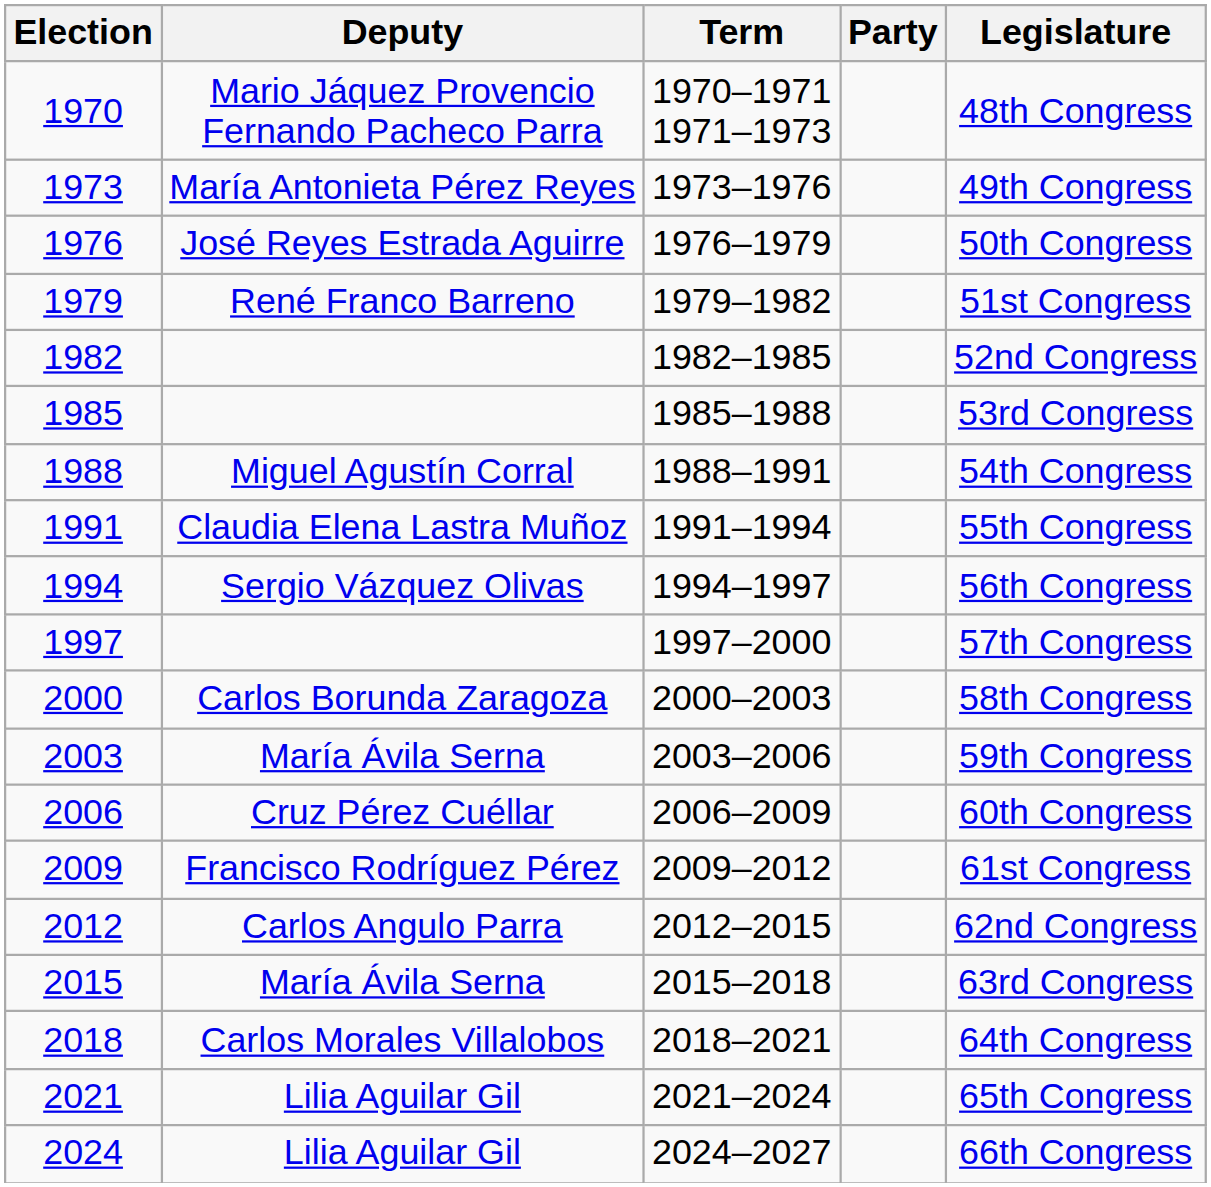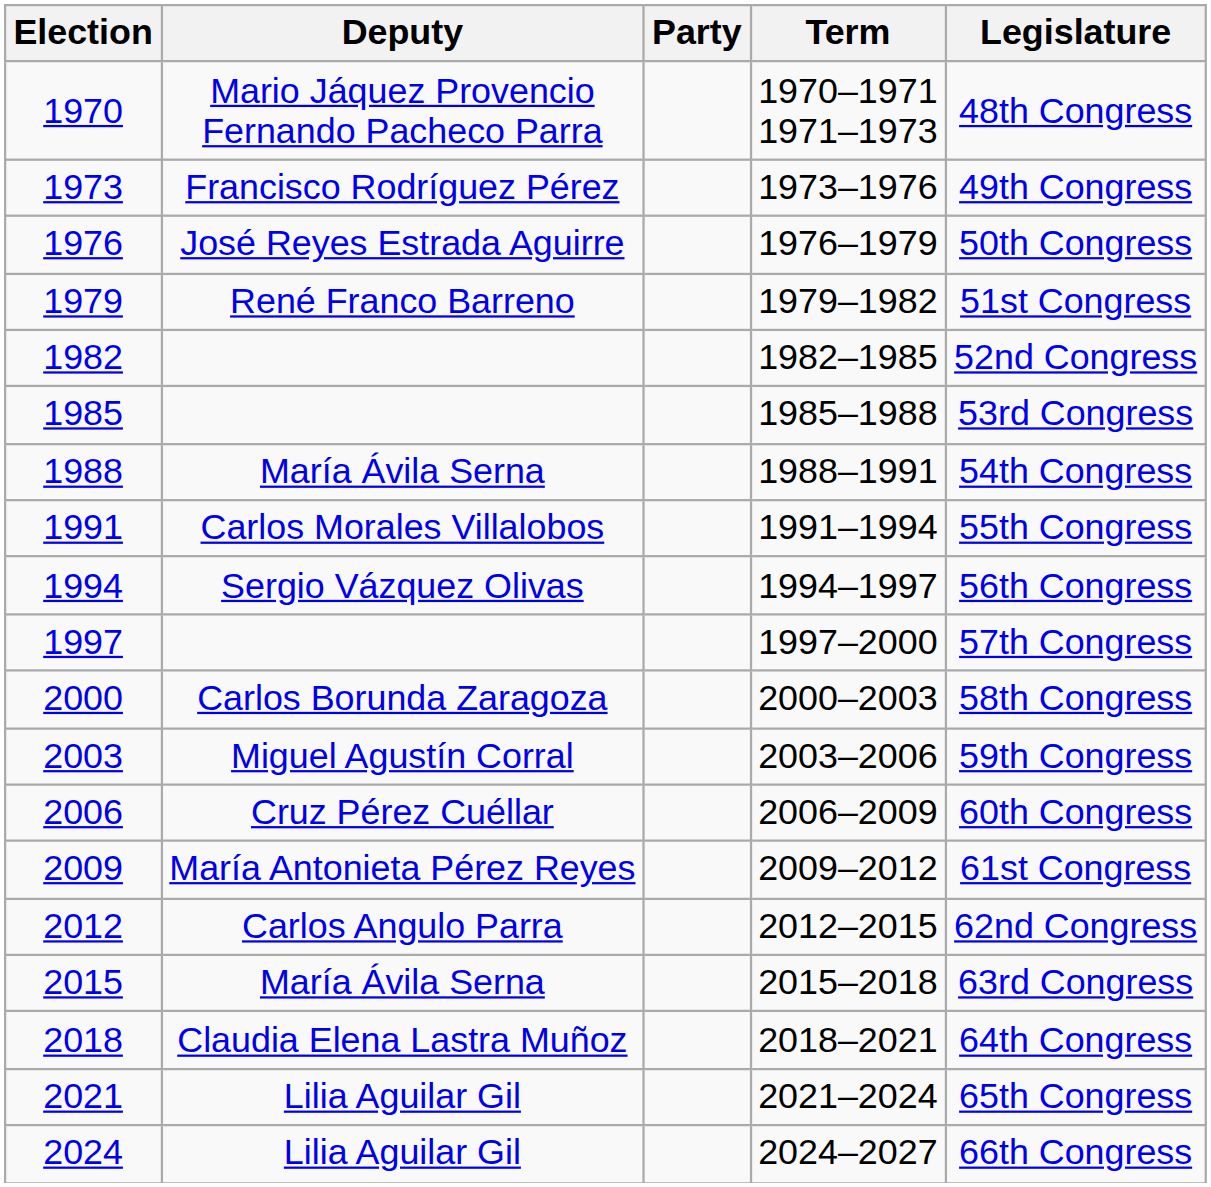columns swapped: (893, 32) <-> (742, 32)
(402, 186) María Antonieta Pérez Reyes -> (402, 186) Francisco Rodríguez Pérez
(402, 471) Miguel Agustín Corral -> (402, 471) María Ávila Serna
(402, 527) Claudia Elena Lastra Muñoz -> (402, 527) Carlos Morales Villalobos
(402, 755) María Ávila Serna -> (402, 755) Miguel Agustín Corral
(402, 869) Francisco Rodríguez Pérez -> (402, 869) María Antonieta Pérez Reyes
(402, 1039) Carlos Morales Villalobos -> (402, 1039) Claudia Elena Lastra Muñoz
